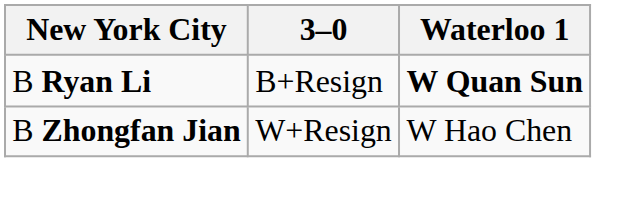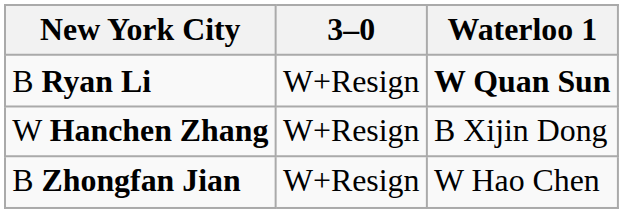(319, 80) B+Resign -> (351, 80) W+Resign
+ row: (140, 130)
